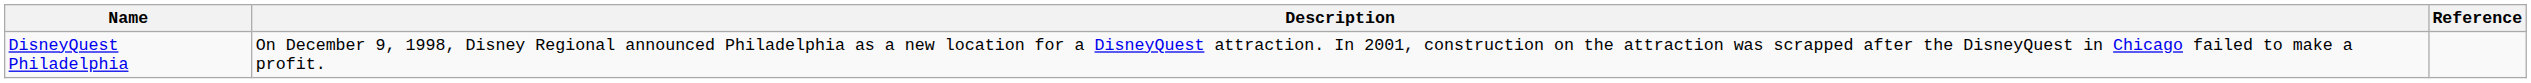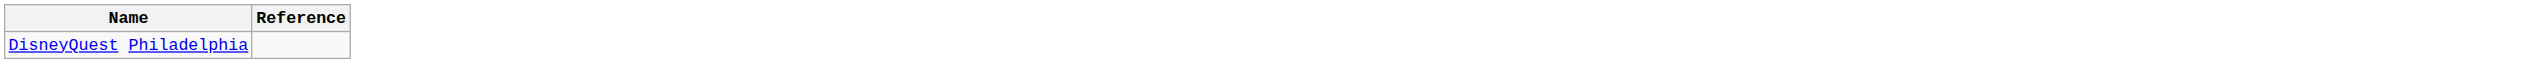- column: (1340, 18)
